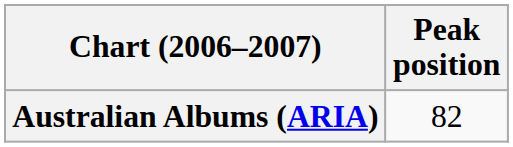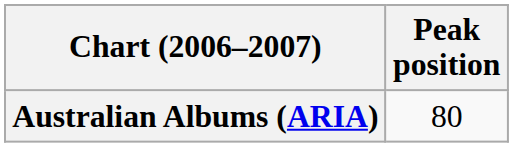(447, 115) 82 -> (447, 115) 80
